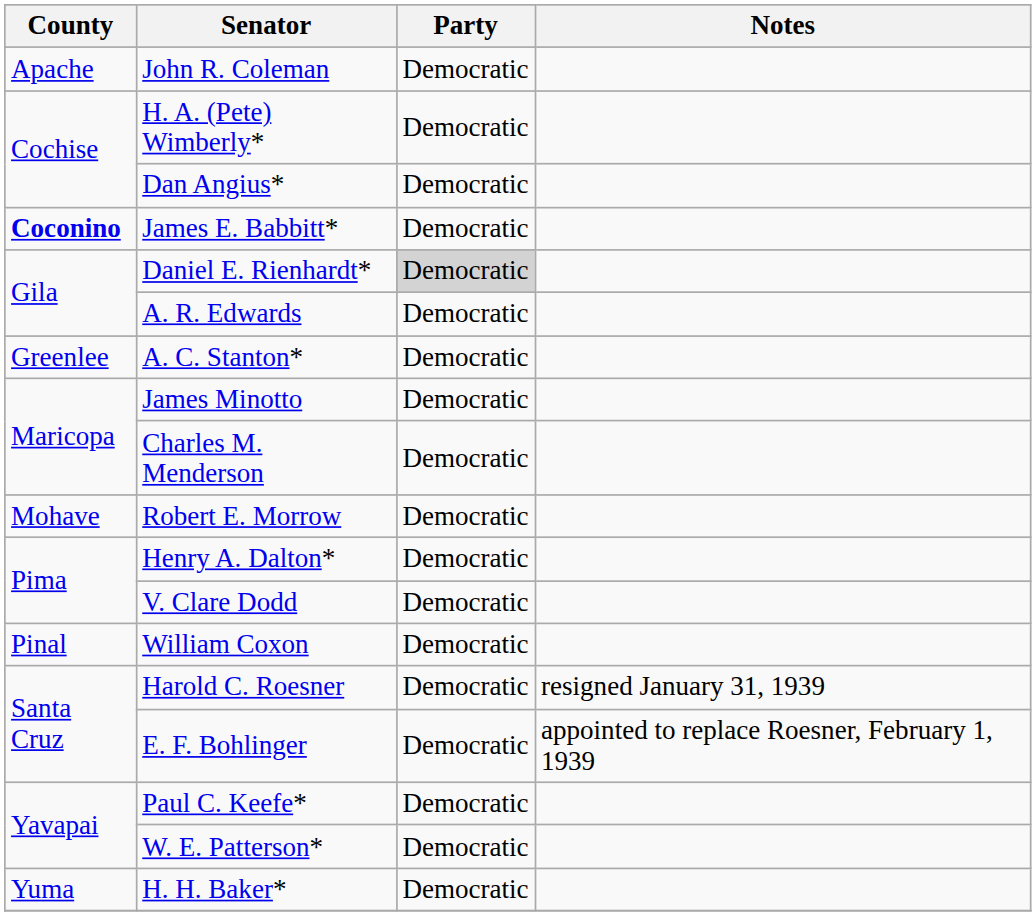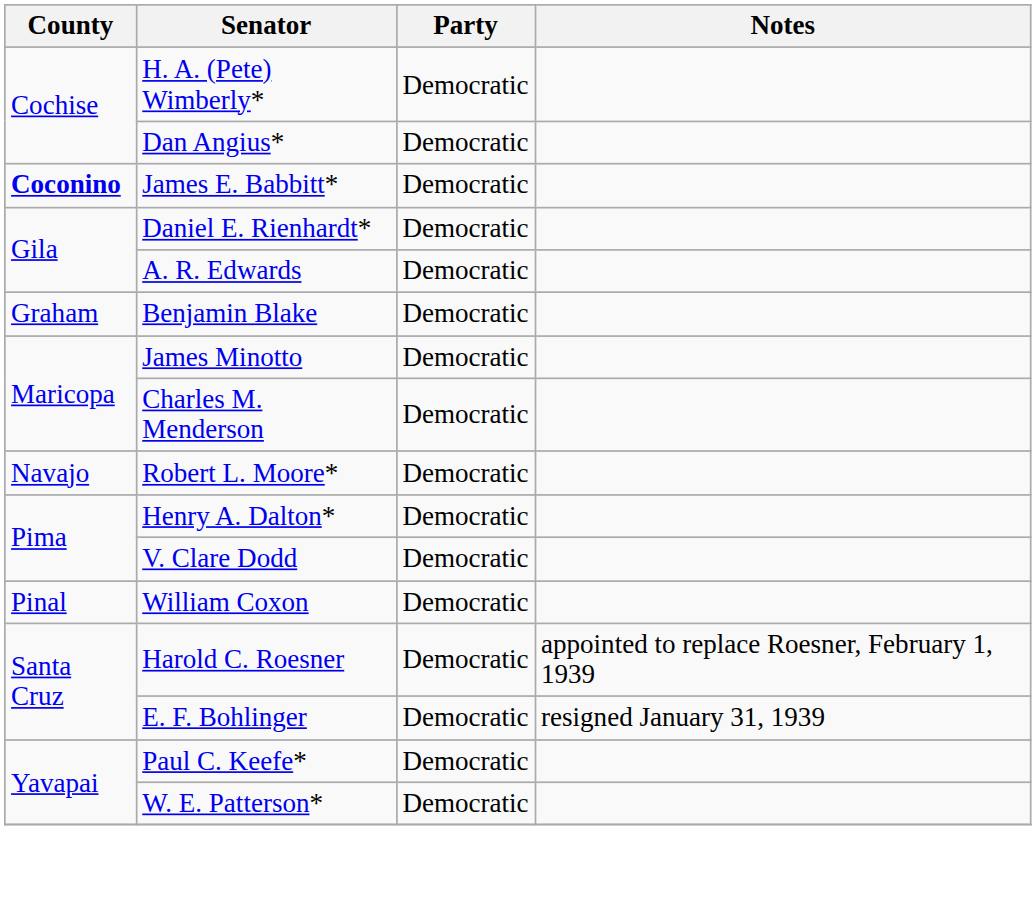- row: (236, 68)
(466, 270) lightgrey background -> (466, 227) no background
+ row: (230, 313)
- row: (223, 356)
- row: (242, 515)
+ row: (240, 472)
(683, 687) resigned January 31, 1939 -> (767, 659) appointed to replace Roesner, February 1, 1939
(767, 745) appointed to replace Roesner, February 1, 1939 -> (683, 717) resigned January 31, 1939
- row: (214, 889)
